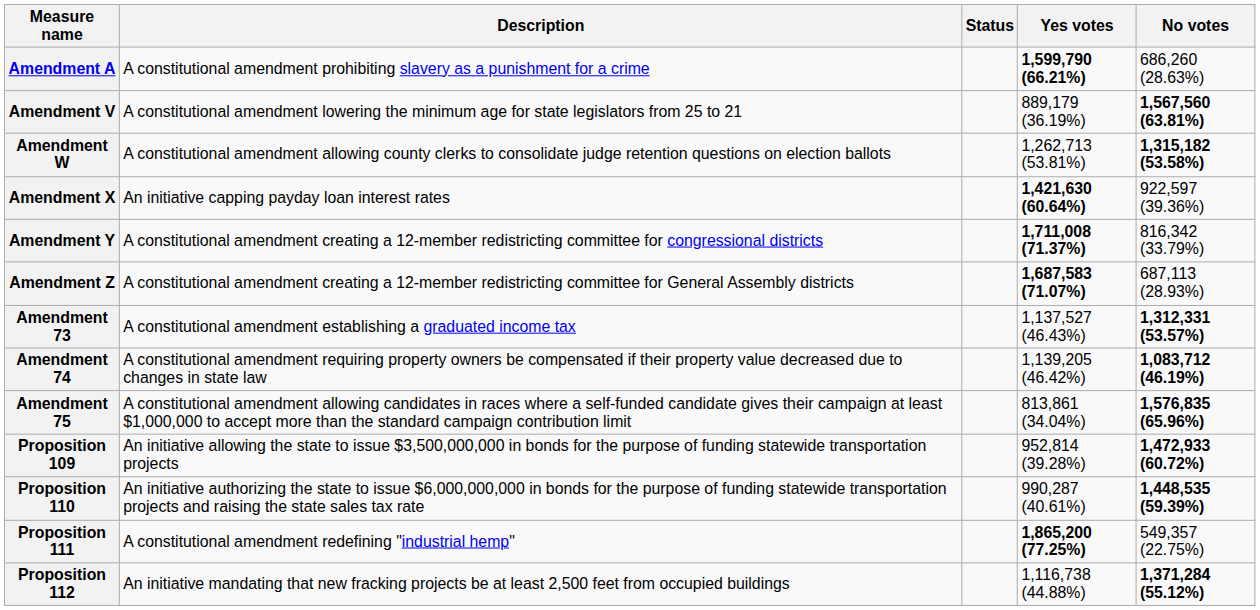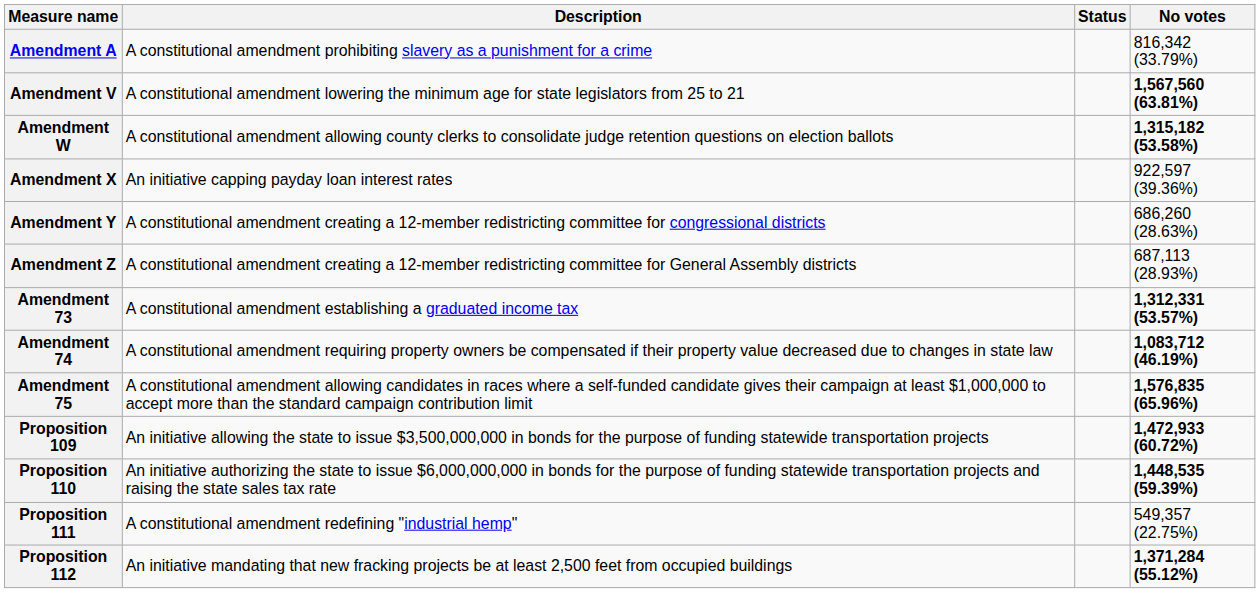- column: (1077, 25)
(1172, 68) 686,260 (28.63%) -> (1166, 51) 816,342 (33.79%)
(1172, 240) 816,342 (33.79%) -> (1166, 222) 686,260 (28.63%)
